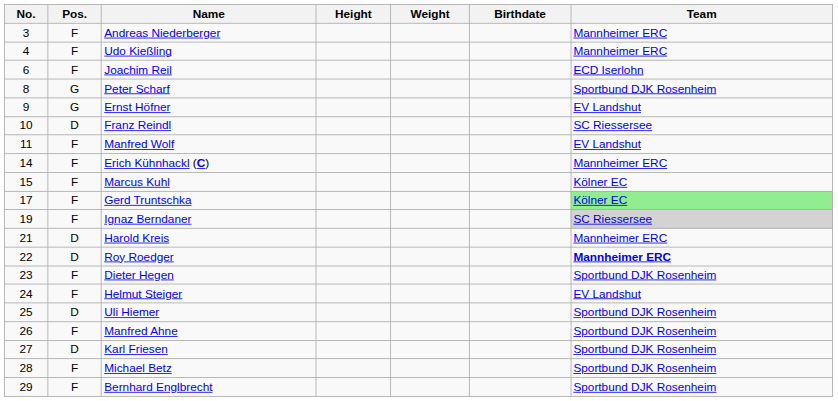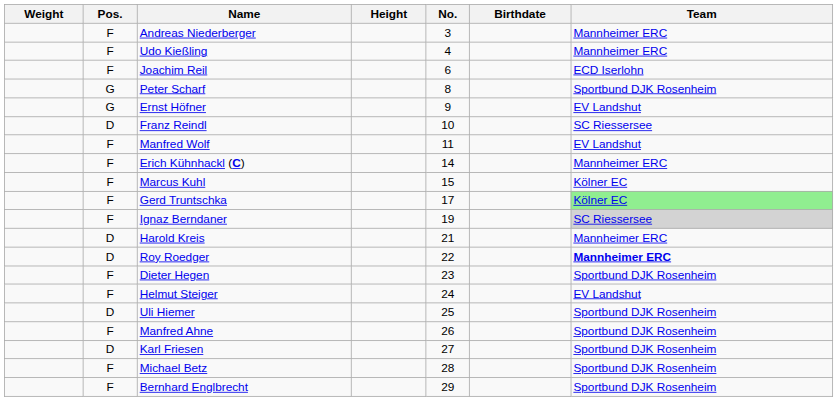columns swapped: (26, 14) <-> (430, 14)
